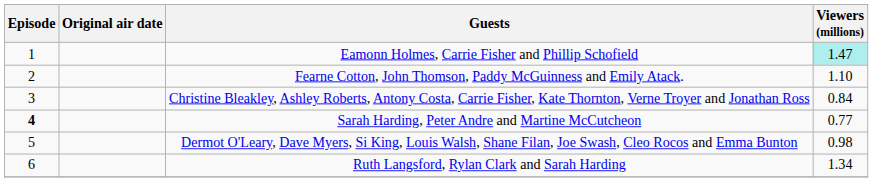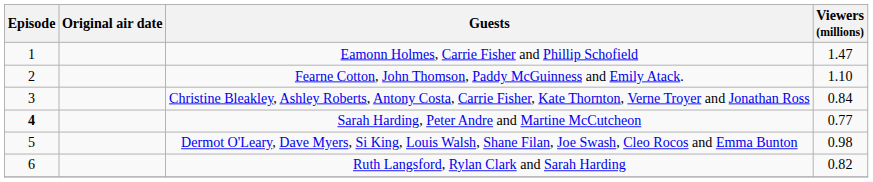(840, 53) paleturquoise background -> (840, 53) no background
(840, 165) 1.34 -> (840, 165) 0.82
